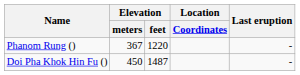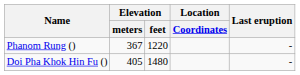(135, 62) 450 -> (135, 62) 405
(158, 62) 1487 -> (158, 62) 1480
